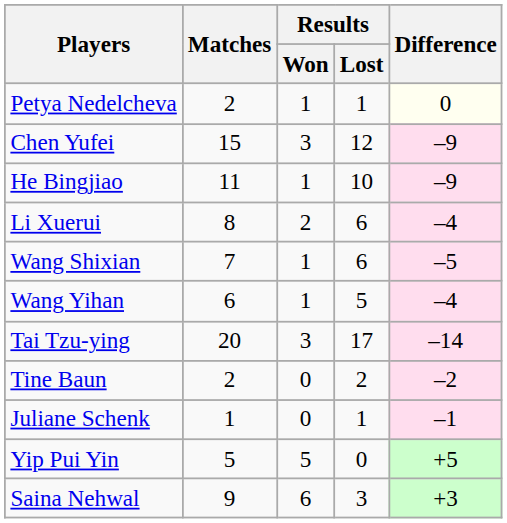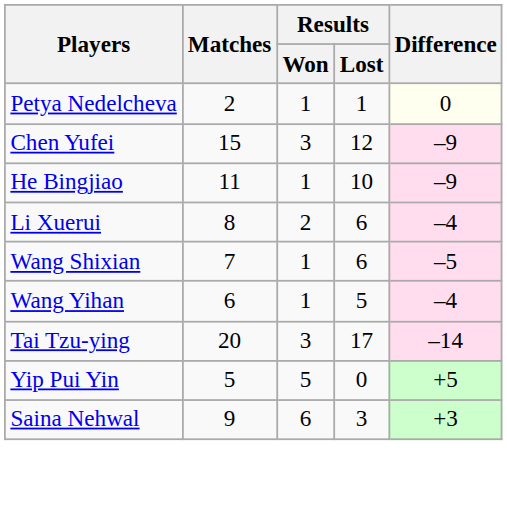- row: (59, 379)
- row: (80, 419)
